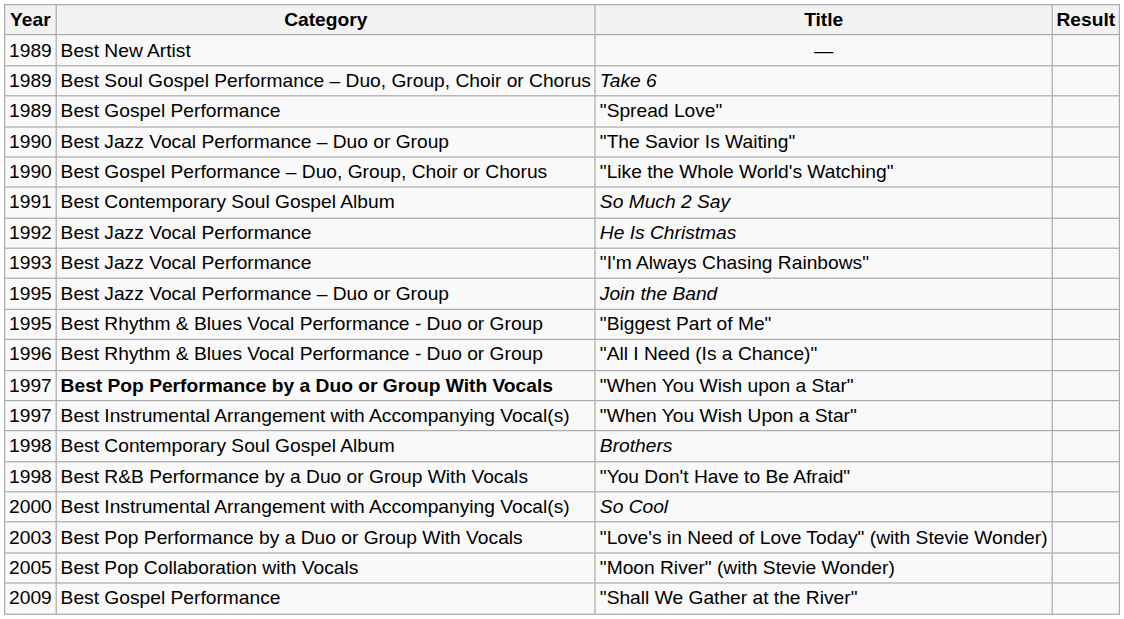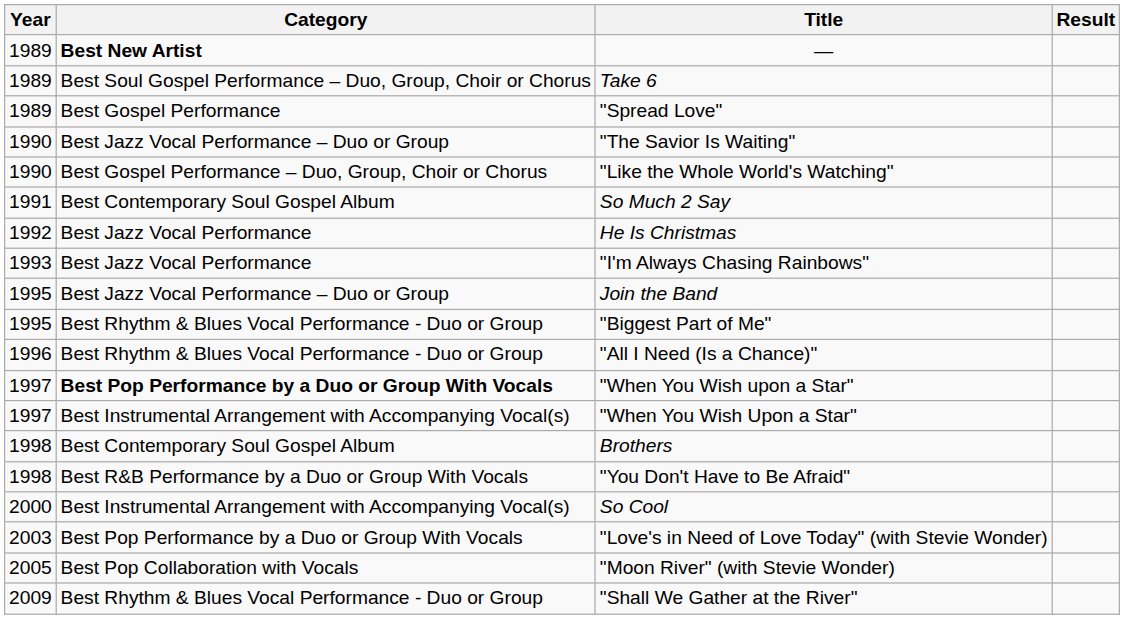(126, 50) normal -> (131, 50) bold
(171, 598) Best Gospel Performance -> (302, 598) Best Rhythm & Blues Vocal Performance - Duo or Group
